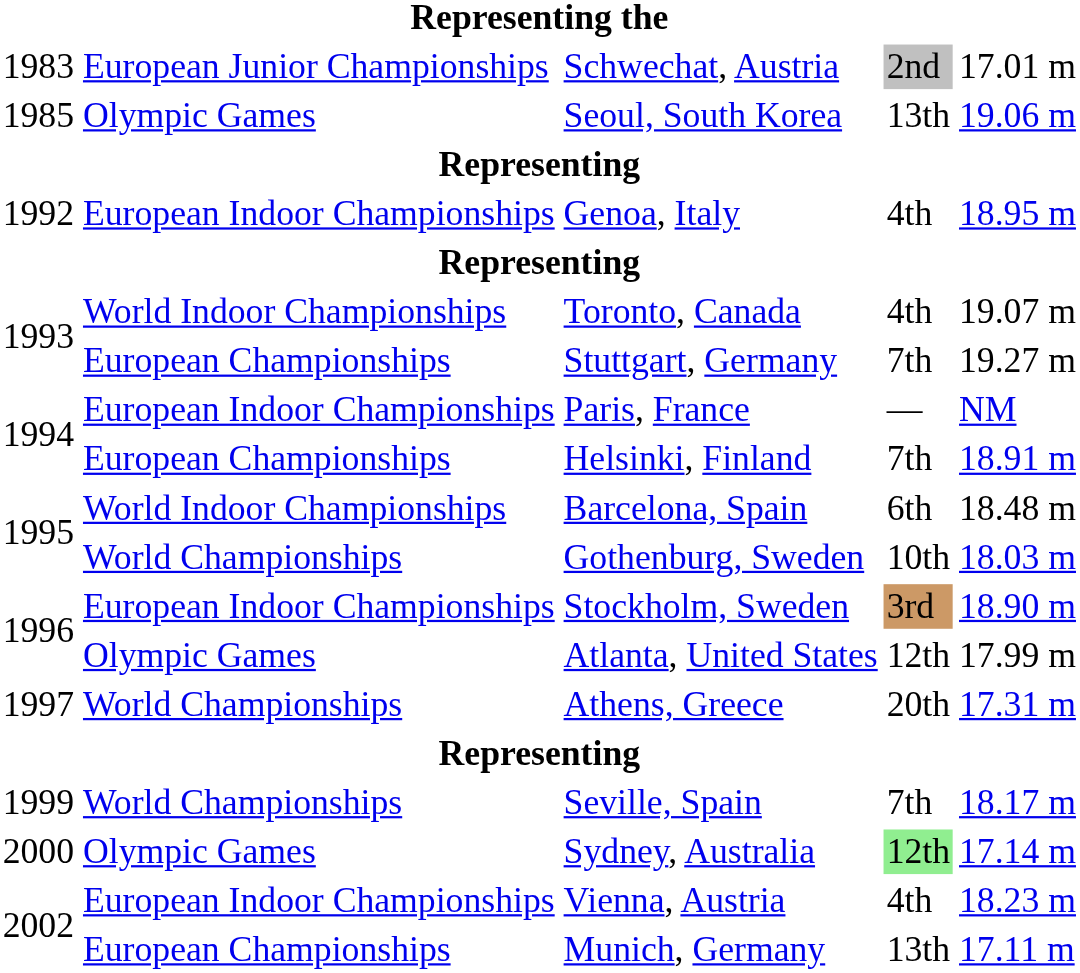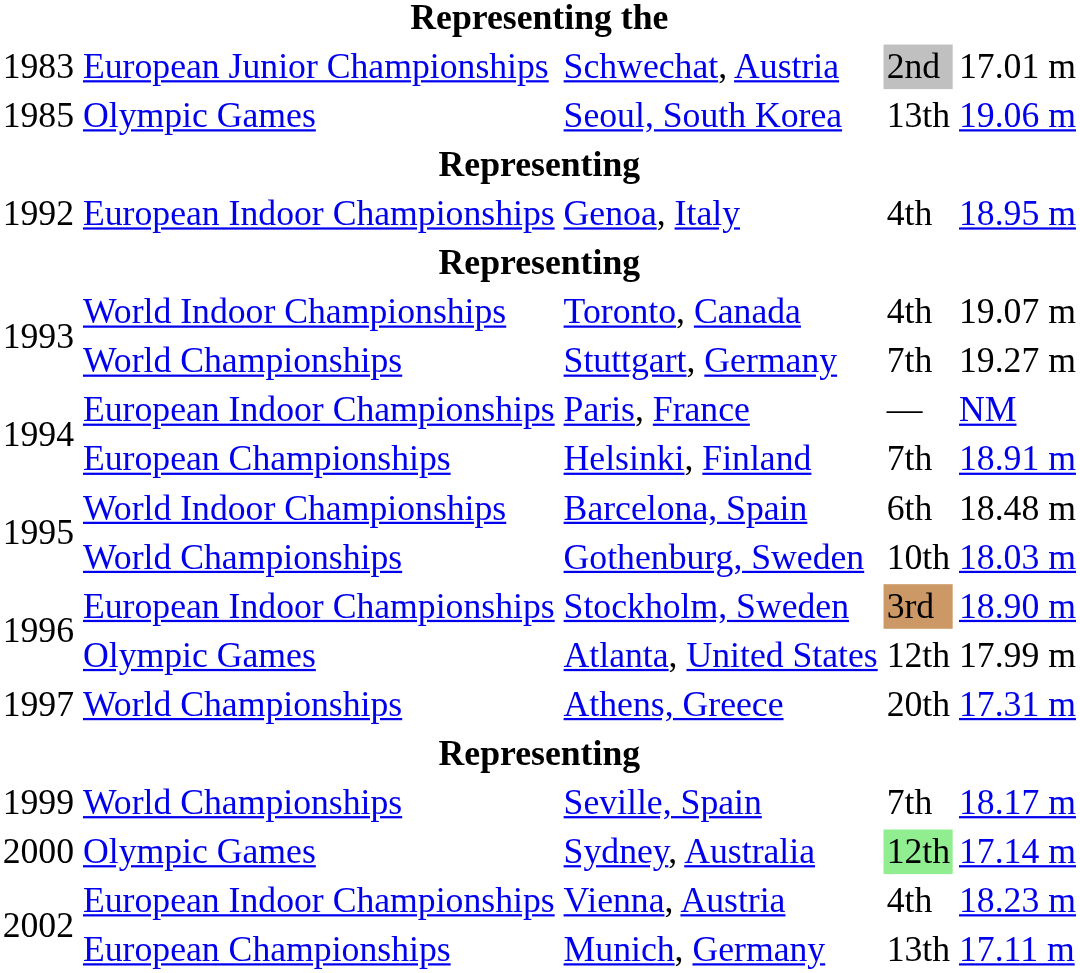(267, 360) European Championships -> (243, 360) World Championships
